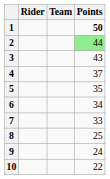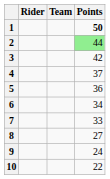(98, 58) 43 -> (98, 58) 42
(98, 89) 35 -> (98, 89) 36
(98, 136) 25 -> (98, 136) 27
